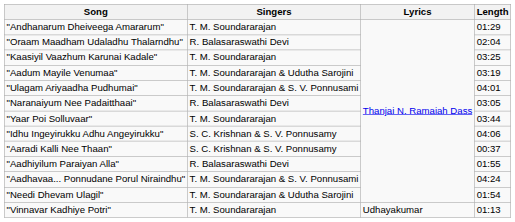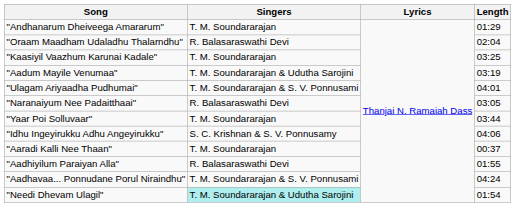(263, 149) S. C. Krishnan & S. V. Ponnusamy -> (233, 149) T. M. Soundararajan
(272, 194) no background -> (272, 194) paleturquoise background
- row: (59, 210)
